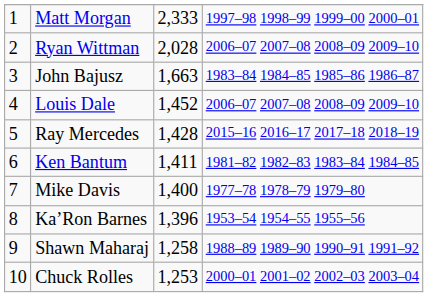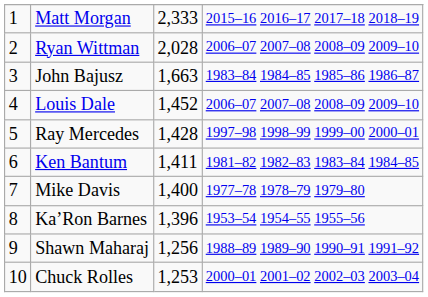(312, 18) 1997–98 1998–99 1999–00 2000–01 -> (312, 18) 2015–16 2016–17 2017–18 2018–19
(312, 133) 2015–16 2016–17 2017–18 2018–19 -> (312, 133) 1997–98 1998–99 1999–00 2000–01
(178, 248) 1,258 -> (178, 248) 1,256
